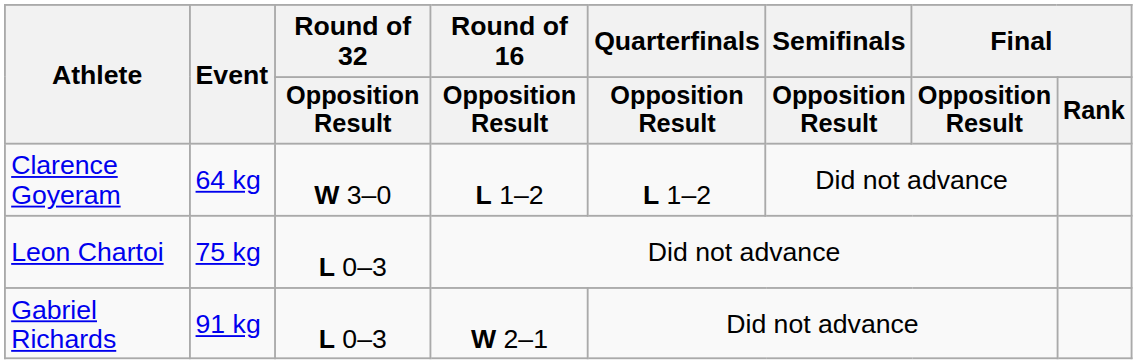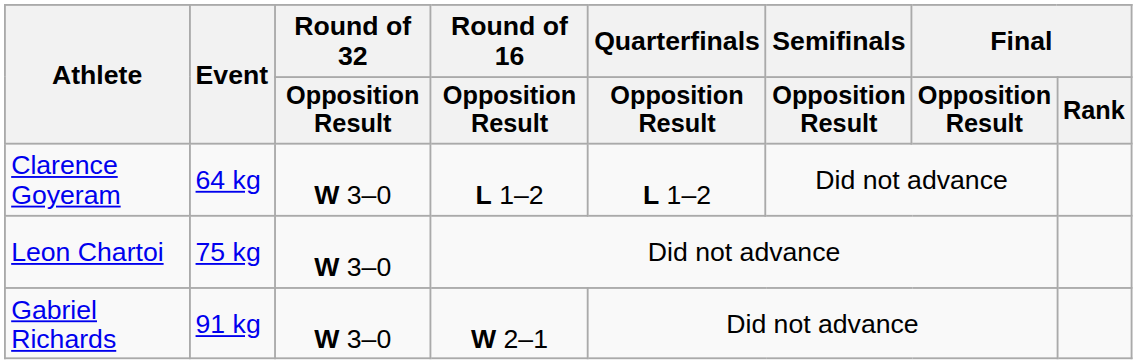(353, 267) L 0–3 -> (353, 267) W 3–0
(353, 338) L 0–3 -> (353, 338) W 3–0
